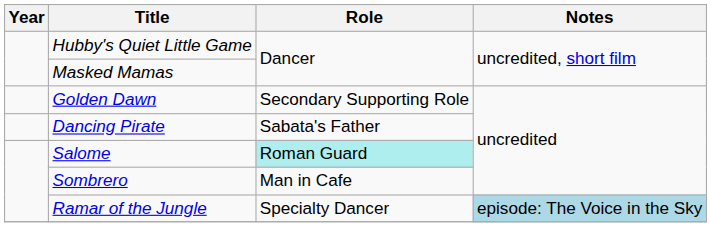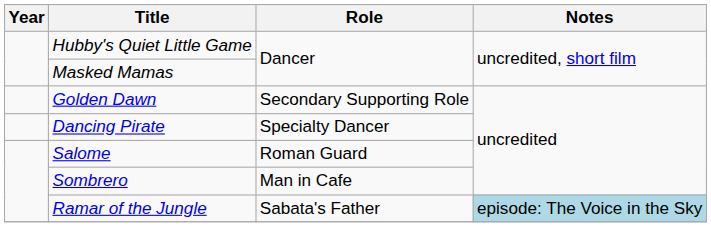(320, 126) Sabata's Father -> (324, 126) Specialty Dancer
(313, 153) paleturquoise background -> (313, 153) no background
(324, 208) Specialty Dancer -> (320, 208) Sabata's Father
